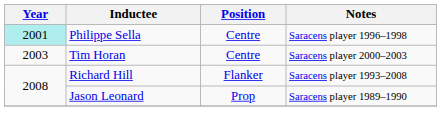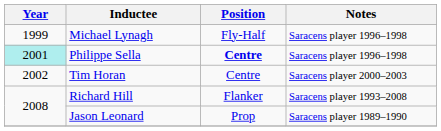+ row: (111, 34)
(243, 34) normal -> (243, 55) bold
(35, 55) 2003 -> (35, 75) 2002
